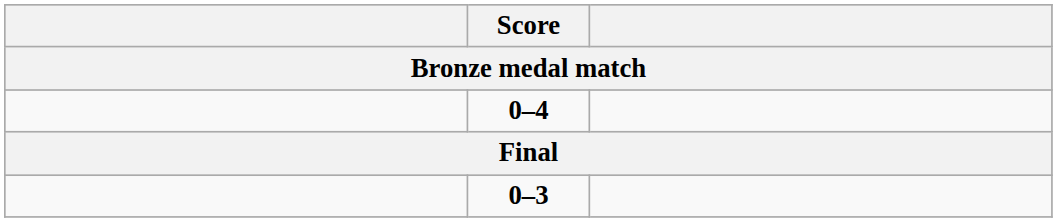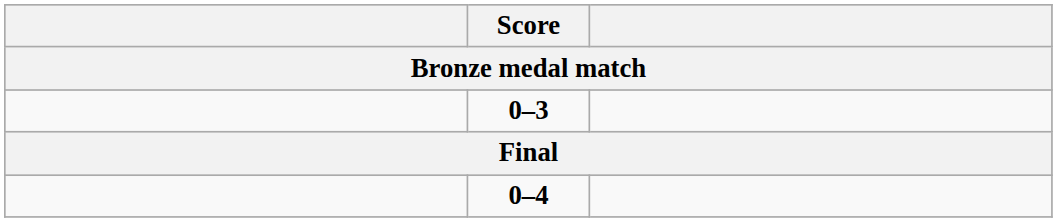rows swapped: (528, 110) <-> (528, 195)
